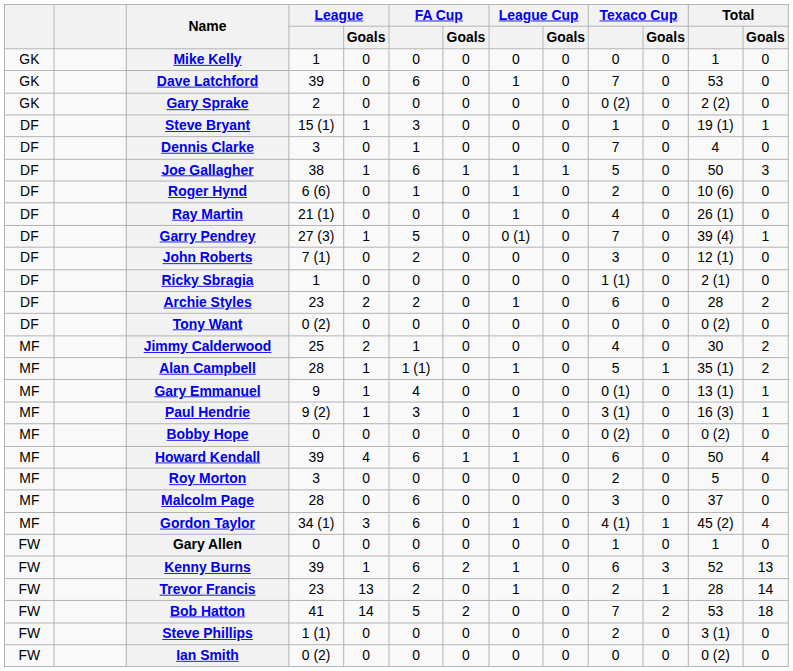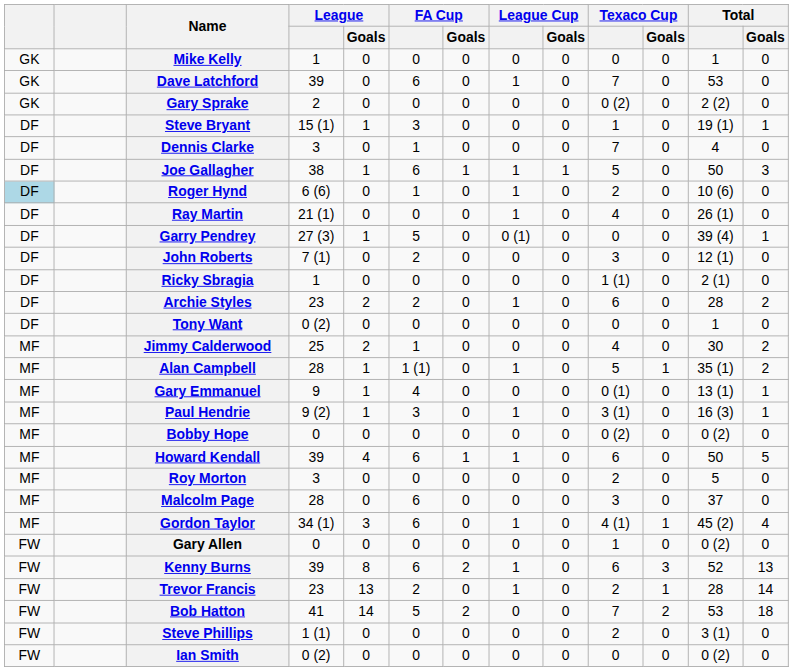(29, 192) no background -> (29, 192) lightblue background
(616, 236) 7 -> (616, 236) 0
(715, 324) 0 (2) -> (715, 324) 1
(765, 457) 4 -> (765, 457) 5
(715, 545) 1 -> (715, 545) 0 (2)
(366, 567) 1 -> (366, 567) 8
